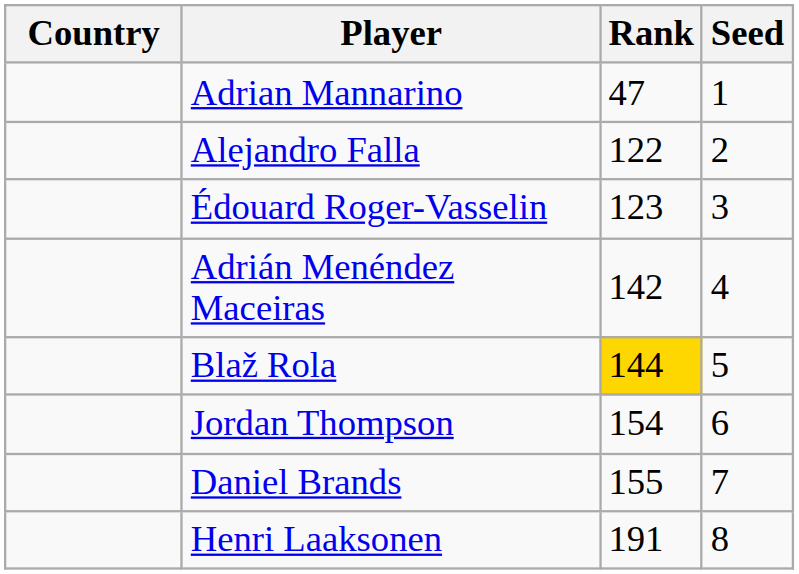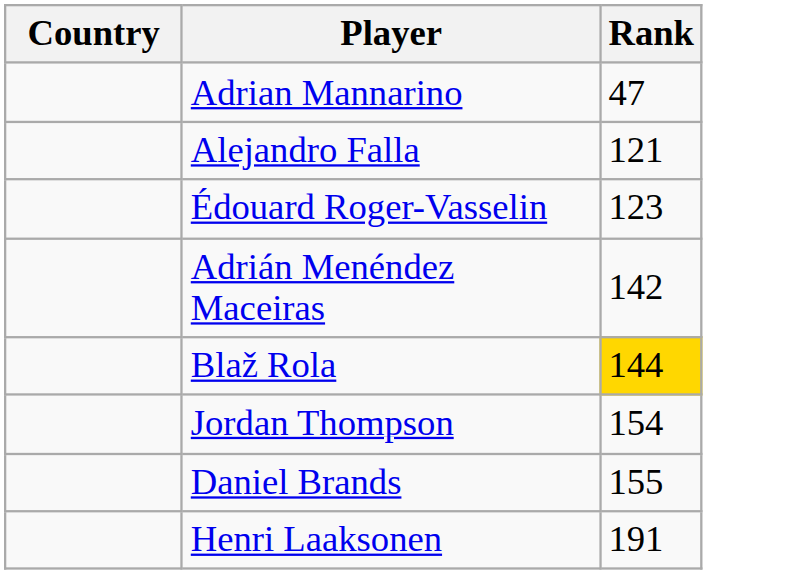- column: (747, 33)
(636, 149) 122 -> (636, 149) 121
